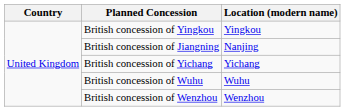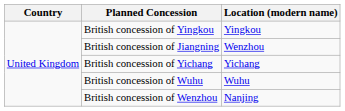(241, 47) Nanjing -> (244, 47) Wenzhou
(244, 98) Wenzhou -> (241, 98) Nanjing
